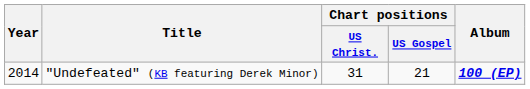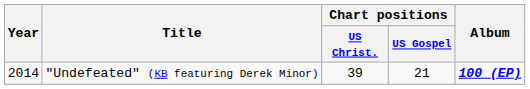(355, 73) 31 -> (355, 73) 39
